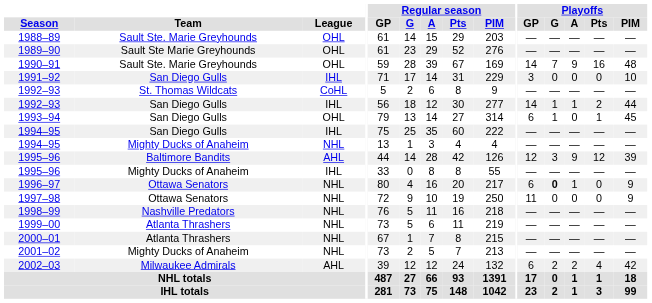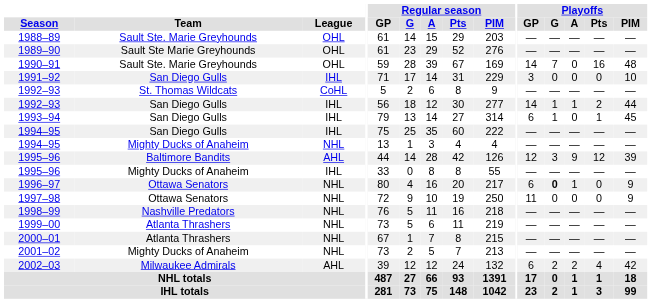(574, 64) 9 -> (574, 64) 0
(334, 118) OHL -> (334, 118) IHL
